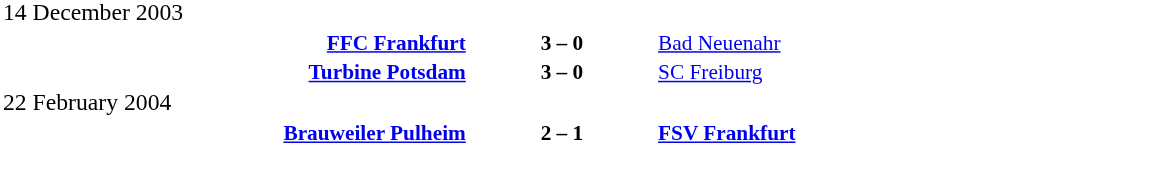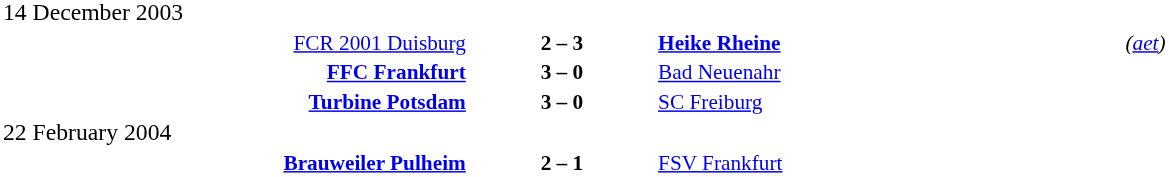+ row: (380, 42)
(727, 133) bold -> (720, 162) normal
